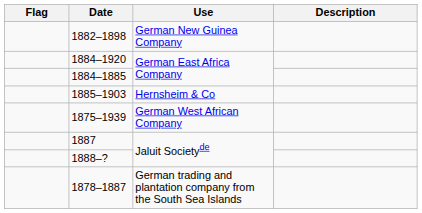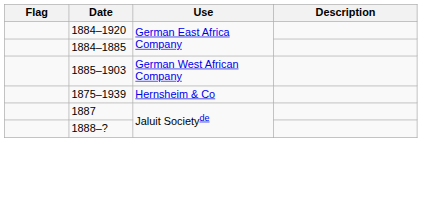- row: (99, 36)
(175, 94) Hernsheim & Co -> (187, 71) German West African Company
(187, 117) German West African Company -> (175, 94) Hernsheim & Co
- row: (99, 187)
